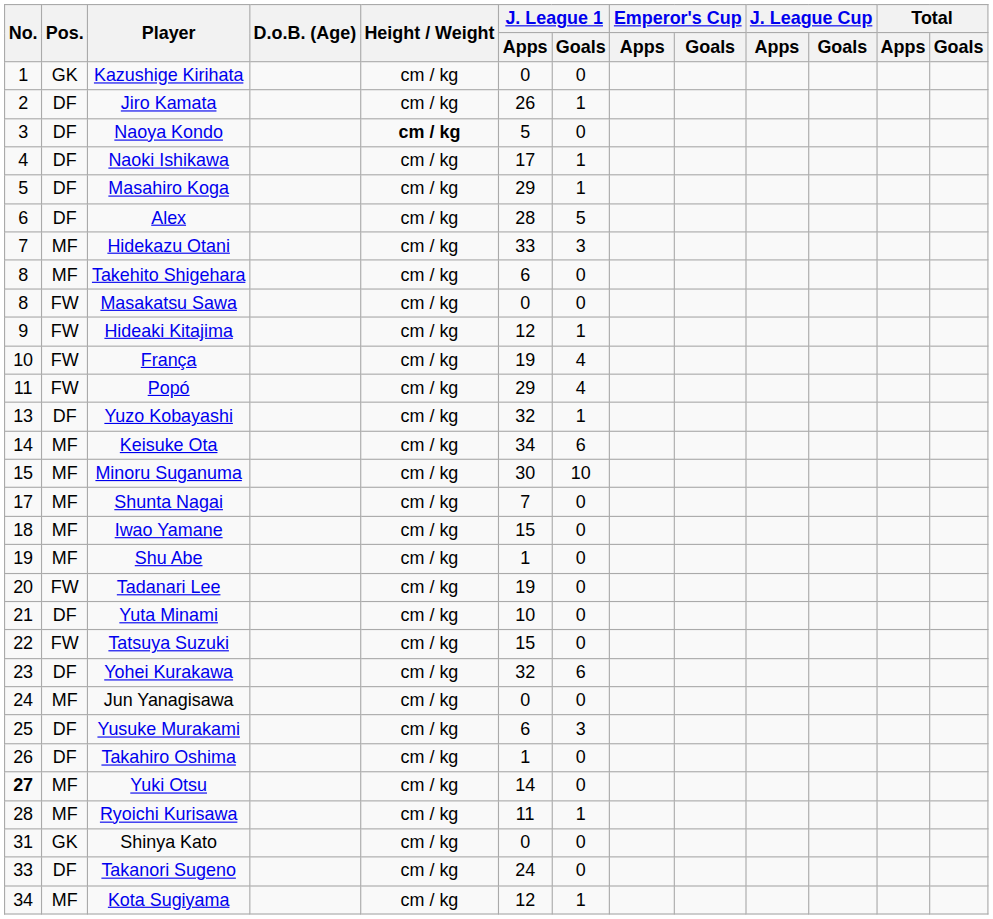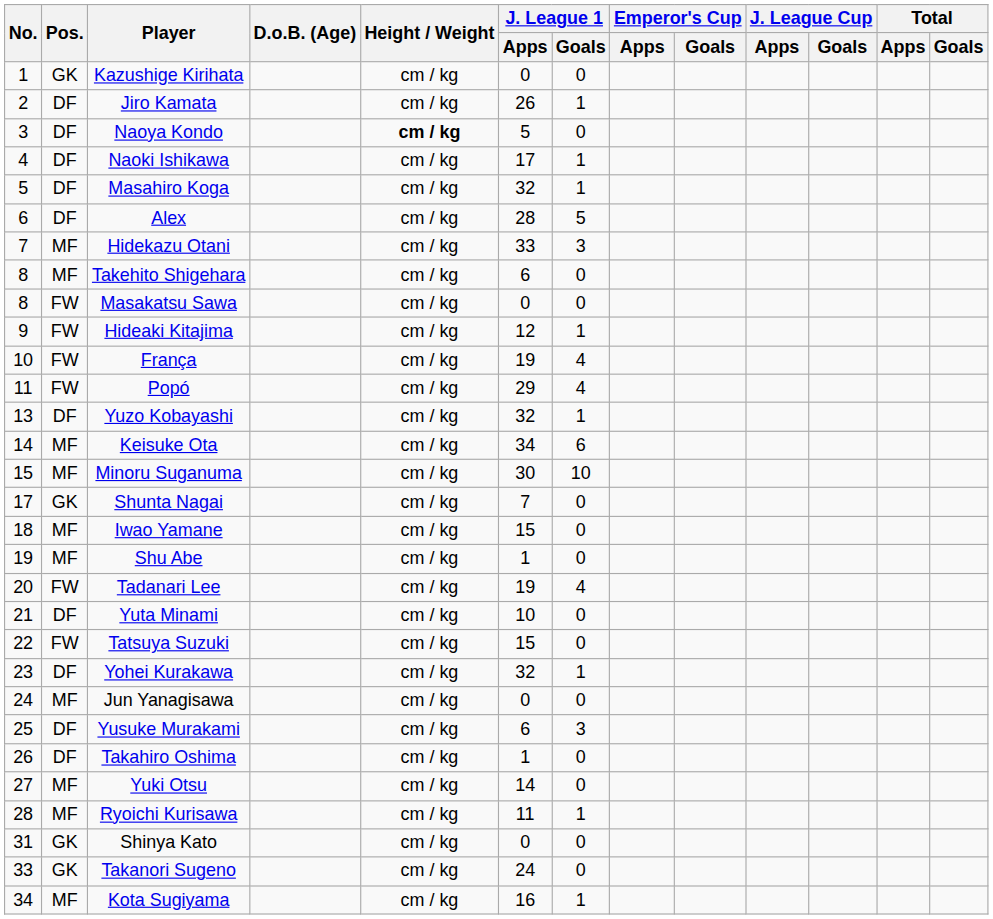(525, 189) 29 -> (525, 189) 32
(65, 501) MF -> (65, 501) GK
(581, 587) 0 -> (581, 587) 4
(581, 672) 6 -> (581, 672) 1
(23, 786) bold -> (23, 786) normal
(65, 871) DF -> (65, 871) GK
(525, 899) 12 -> (525, 899) 16
